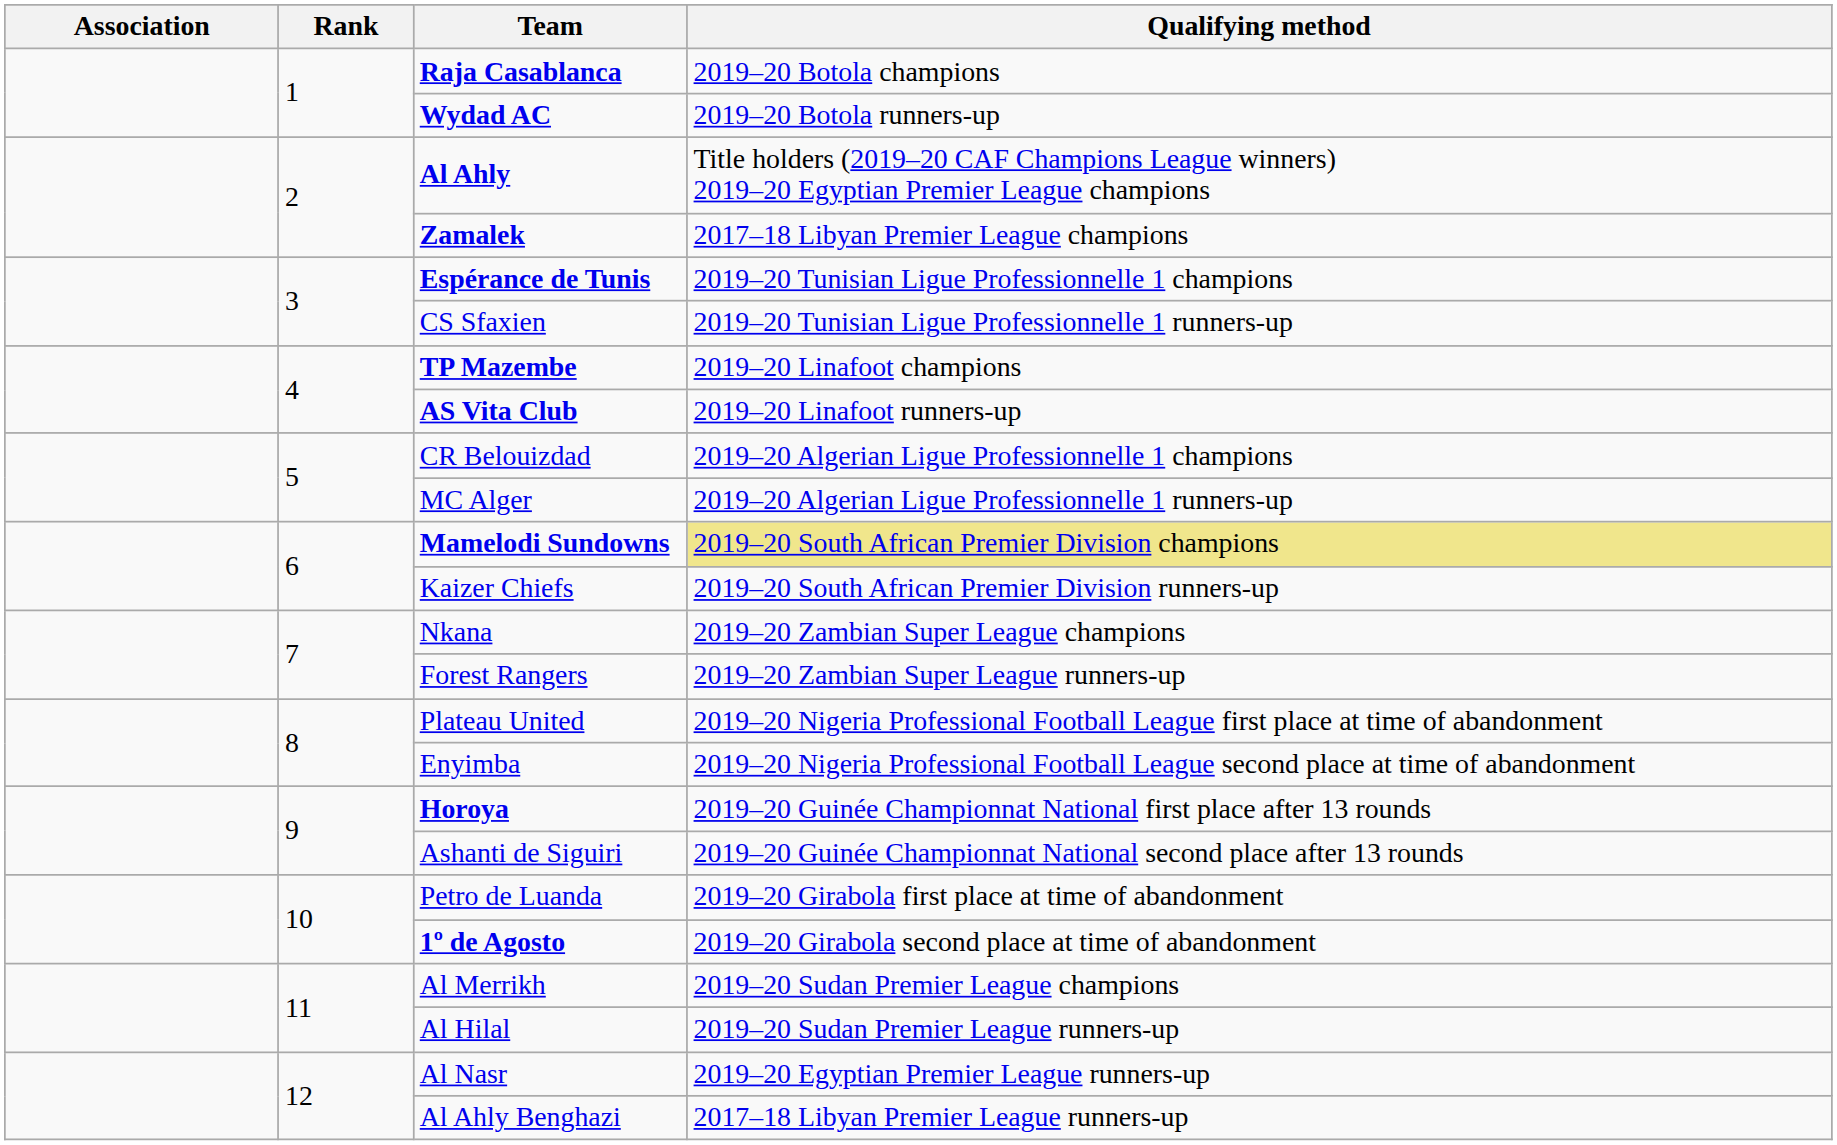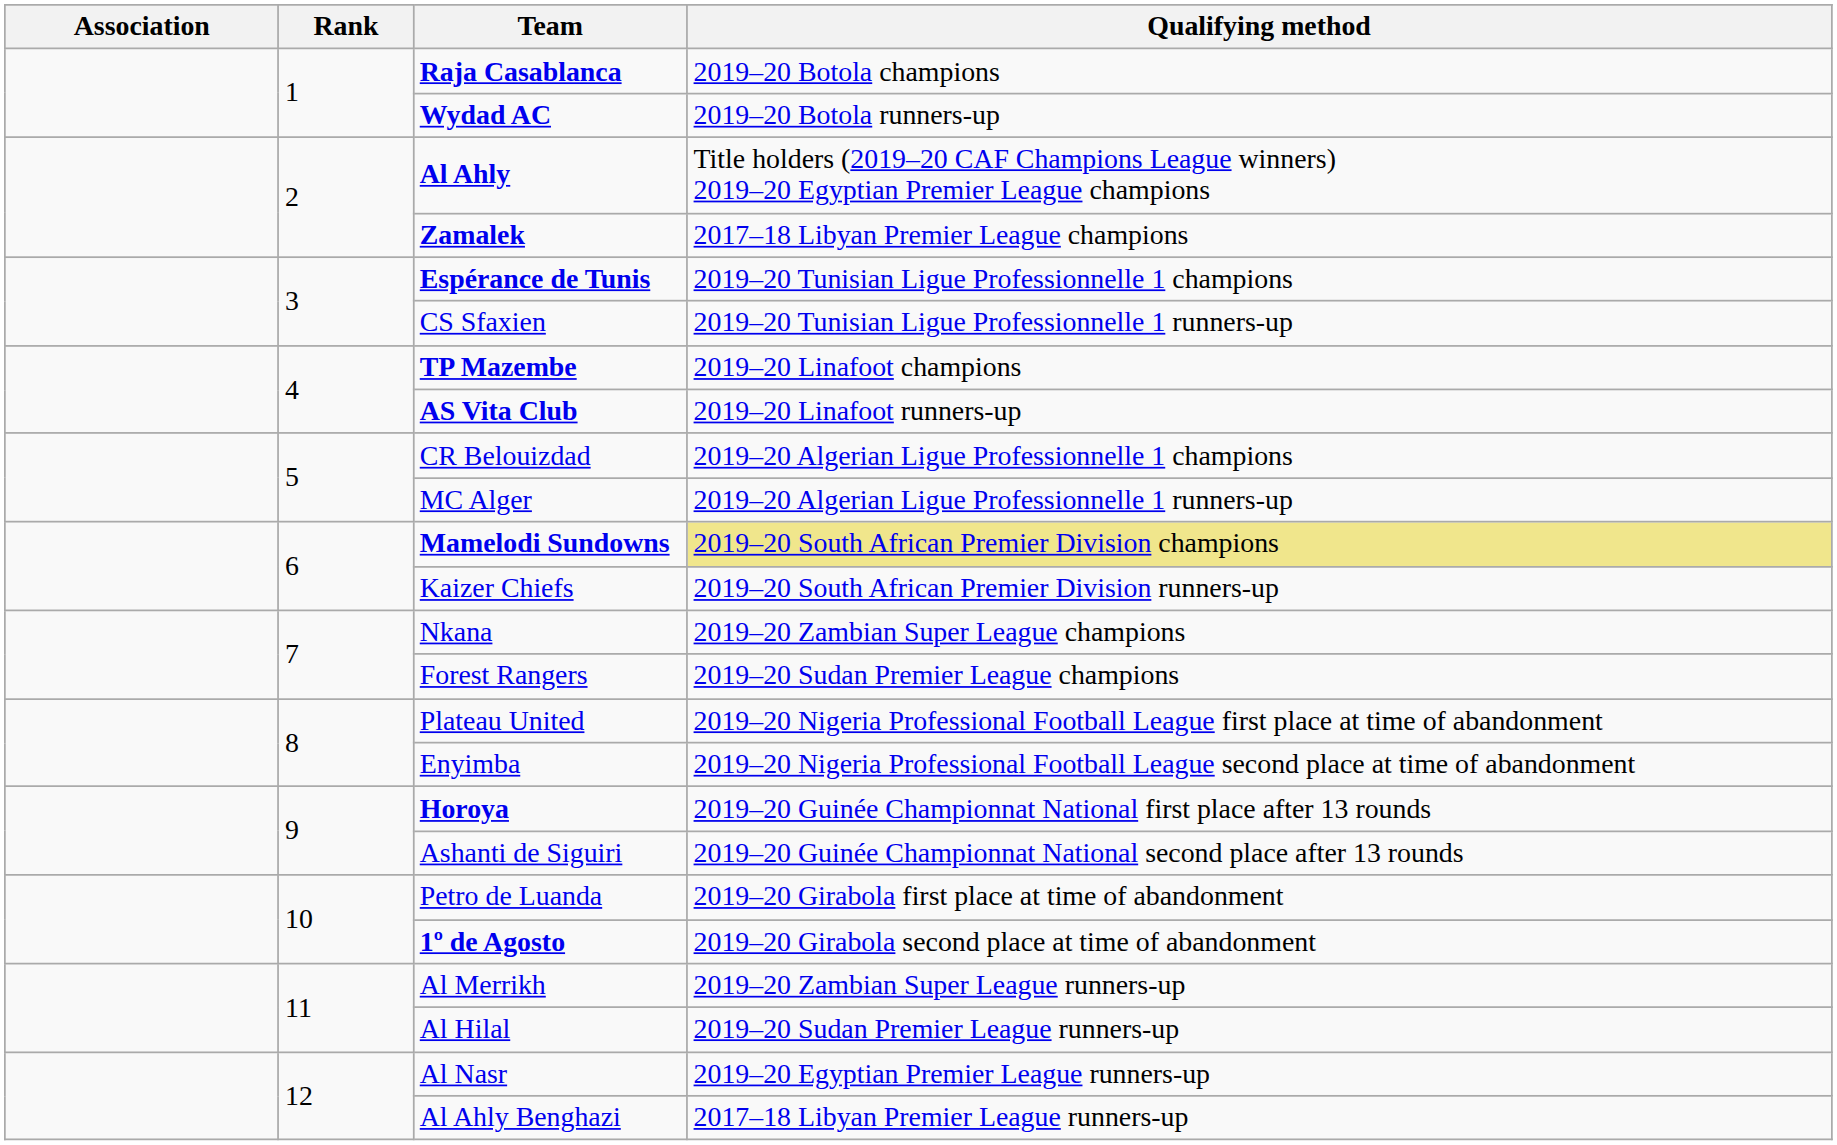(939, 676) 2019–20 Zambian Super League runners-up -> (936, 676) 2019–20 Sudan Premier League champions
(936, 985) 2019–20 Sudan Premier League champions -> (939, 985) 2019–20 Zambian Super League runners-up
